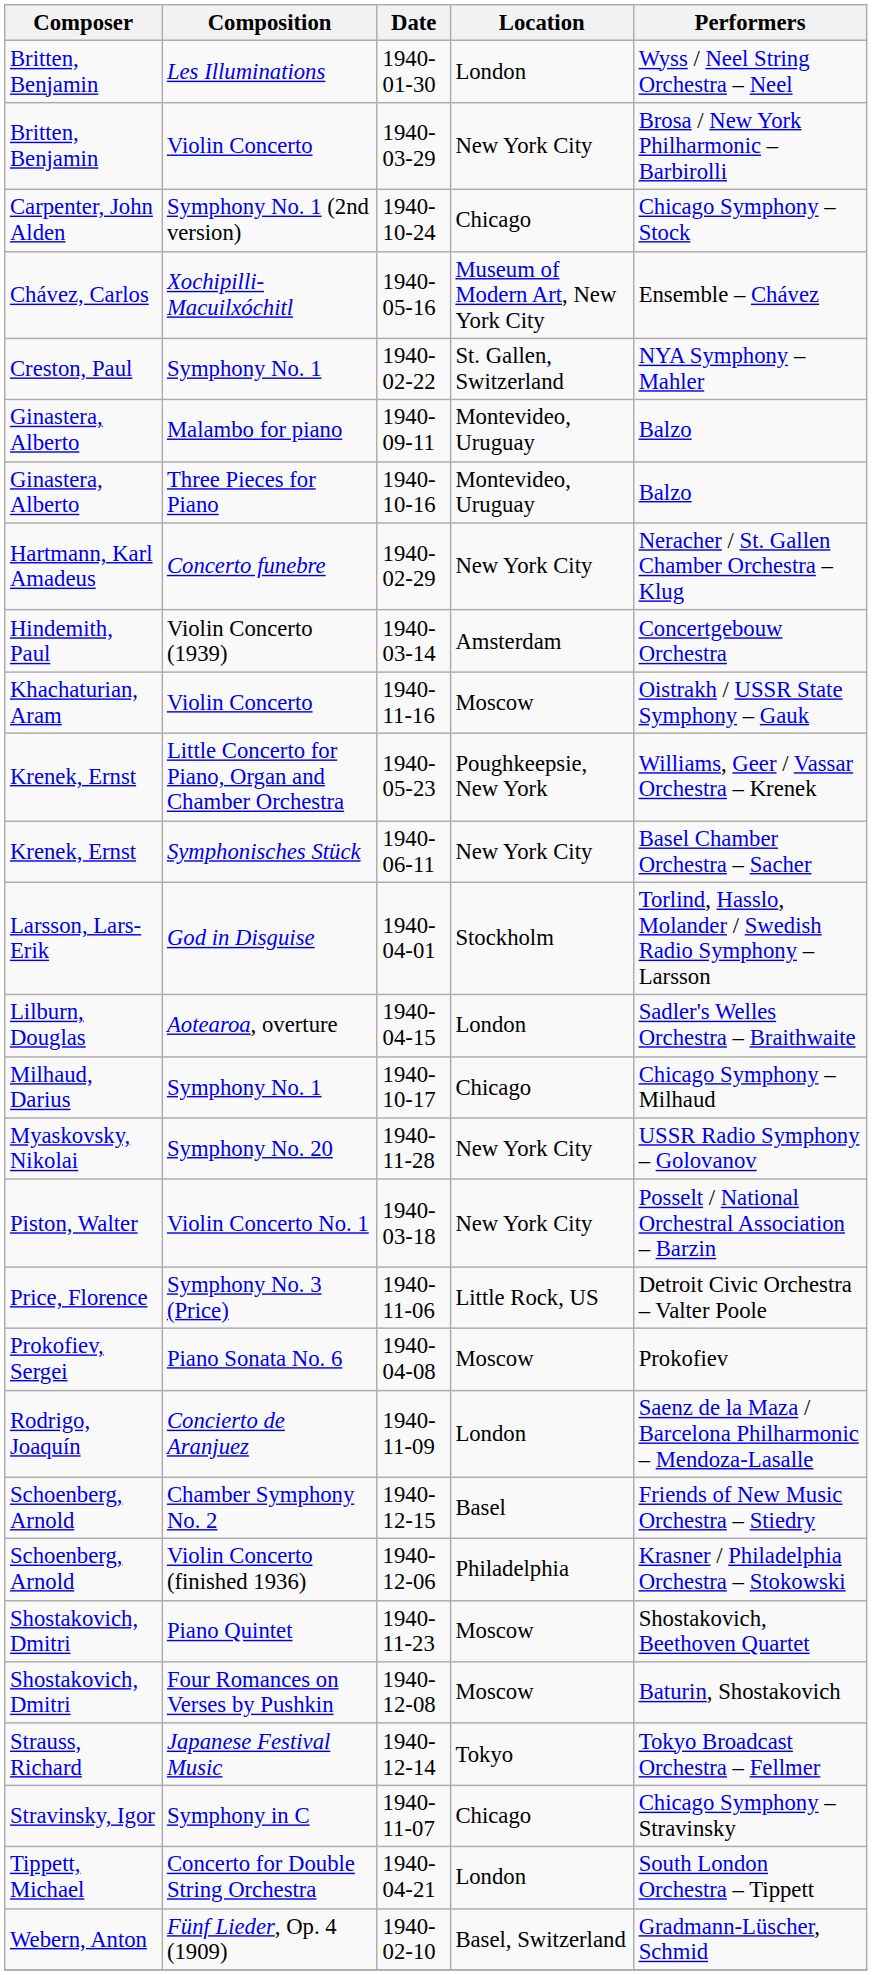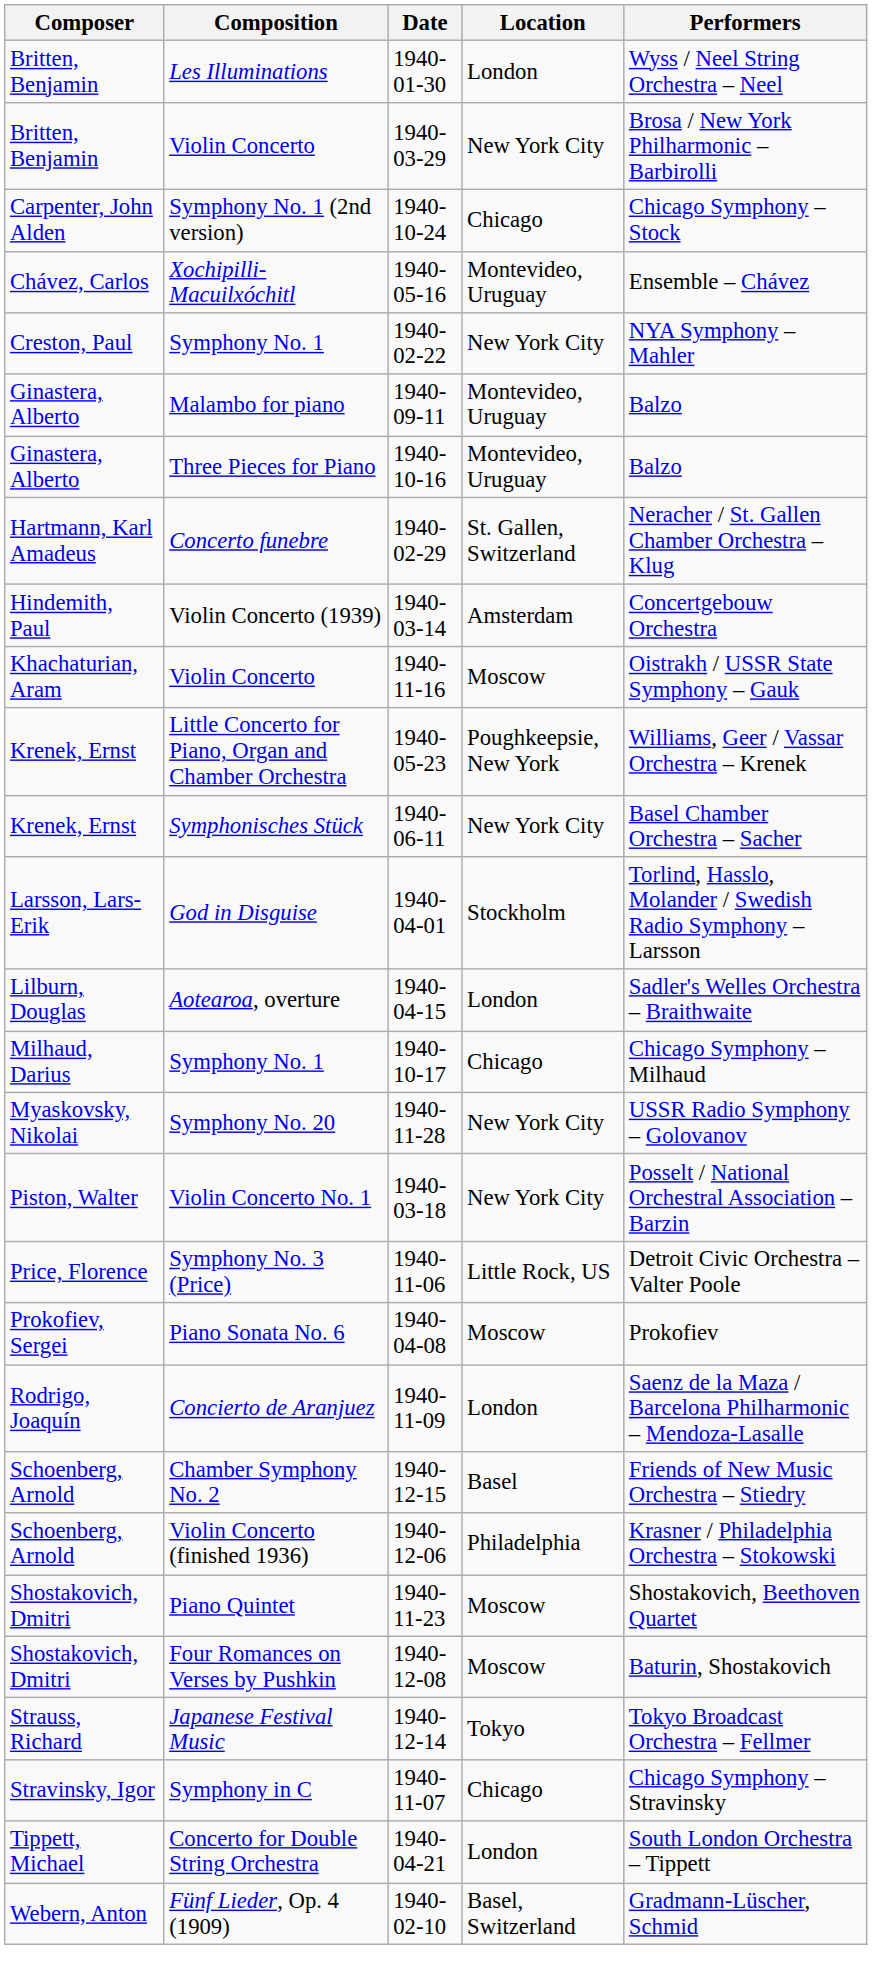(536, 294) Museum of Modern Art, New York City -> (525, 281) Montevideo, Uruguay
(510, 368) St. Gallen, Switzerland -> (536, 343) New York City
(524, 566) New York City -> (521, 540) St. Gallen, Switzerland
